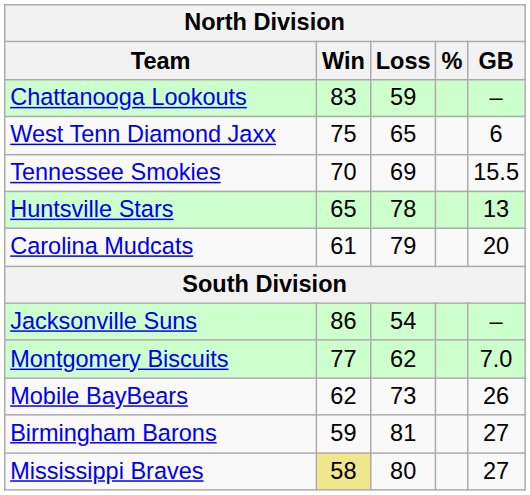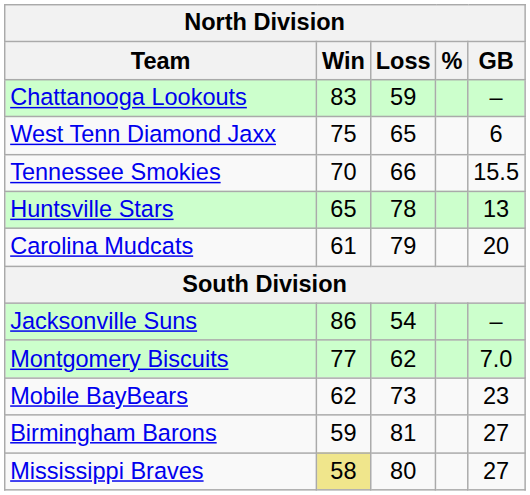(403, 172) 69 -> (403, 172) 66
(496, 396) 26 -> (496, 396) 23
